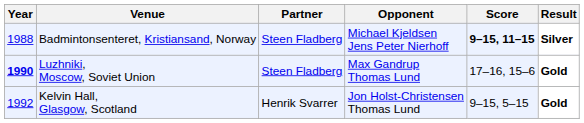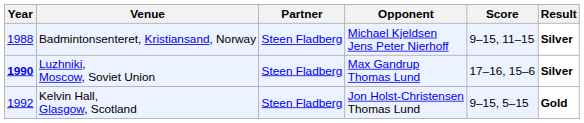(502, 39) bold -> (502, 39) normal
(554, 71) Gold -> (557, 71) Silver
(300, 103) Henrik Svarrer -> (302, 103) Steen Fladberg
